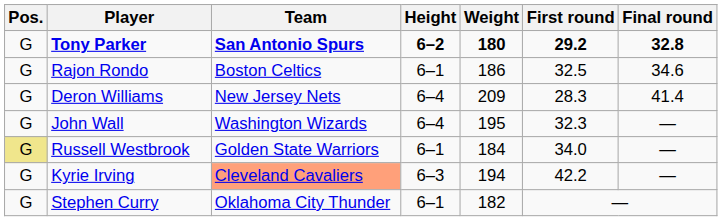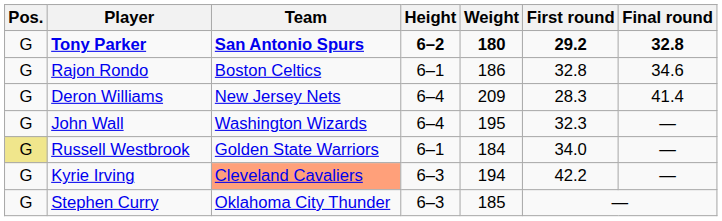(571, 70) 32.5 -> (571, 70) 32.8
(430, 202) 6–1 -> (430, 202) 6–3
(492, 202) 182 -> (492, 202) 185
